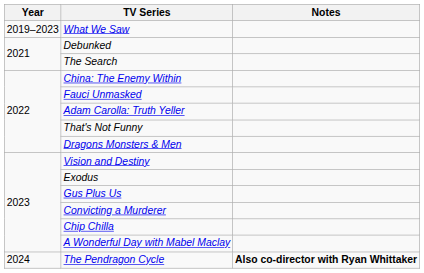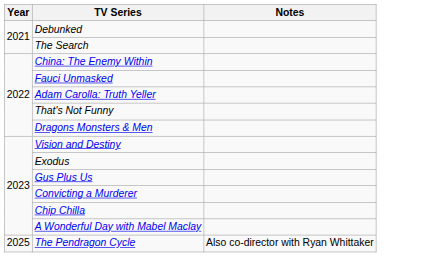- row: (96, 29)
(18, 260) 2024 -> (18, 243) 2025
(326, 260) bold -> (290, 243) normal
